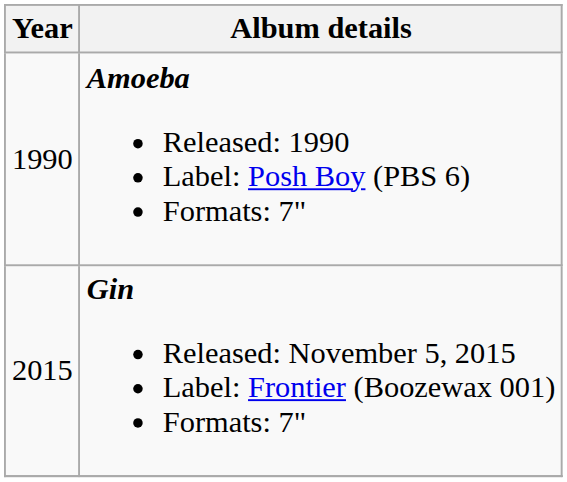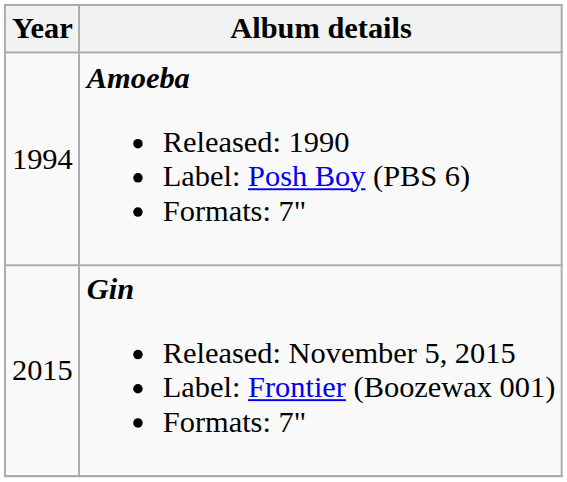(42, 158) 1990 -> (42, 158) 1994
